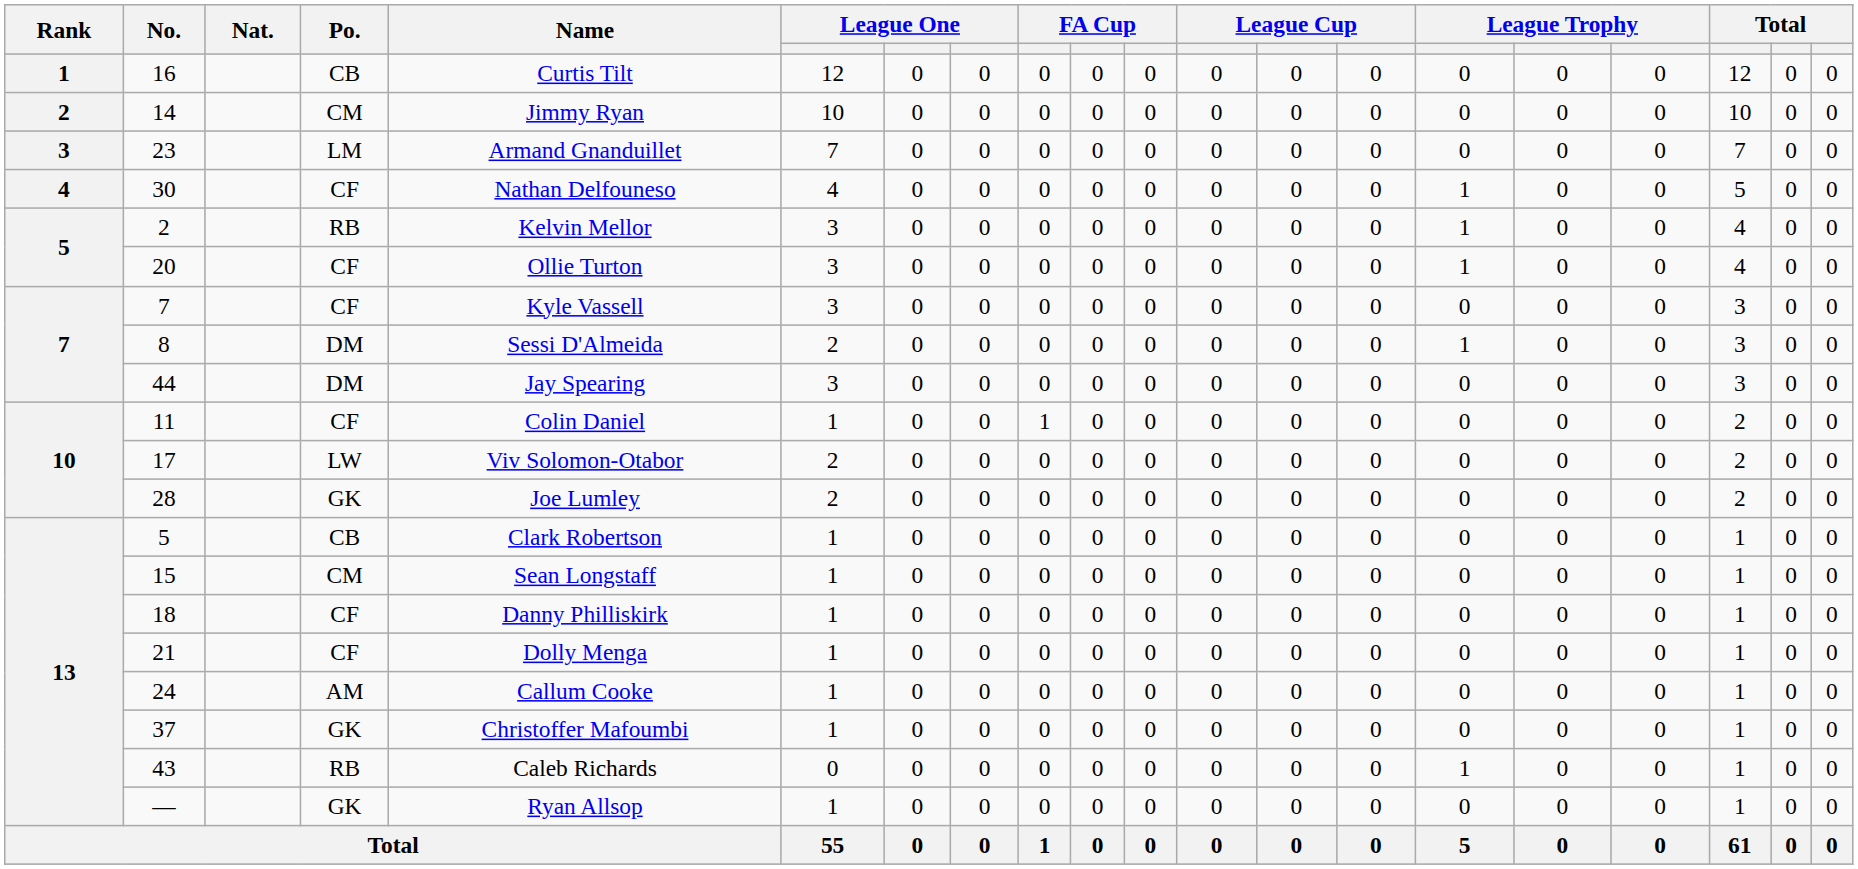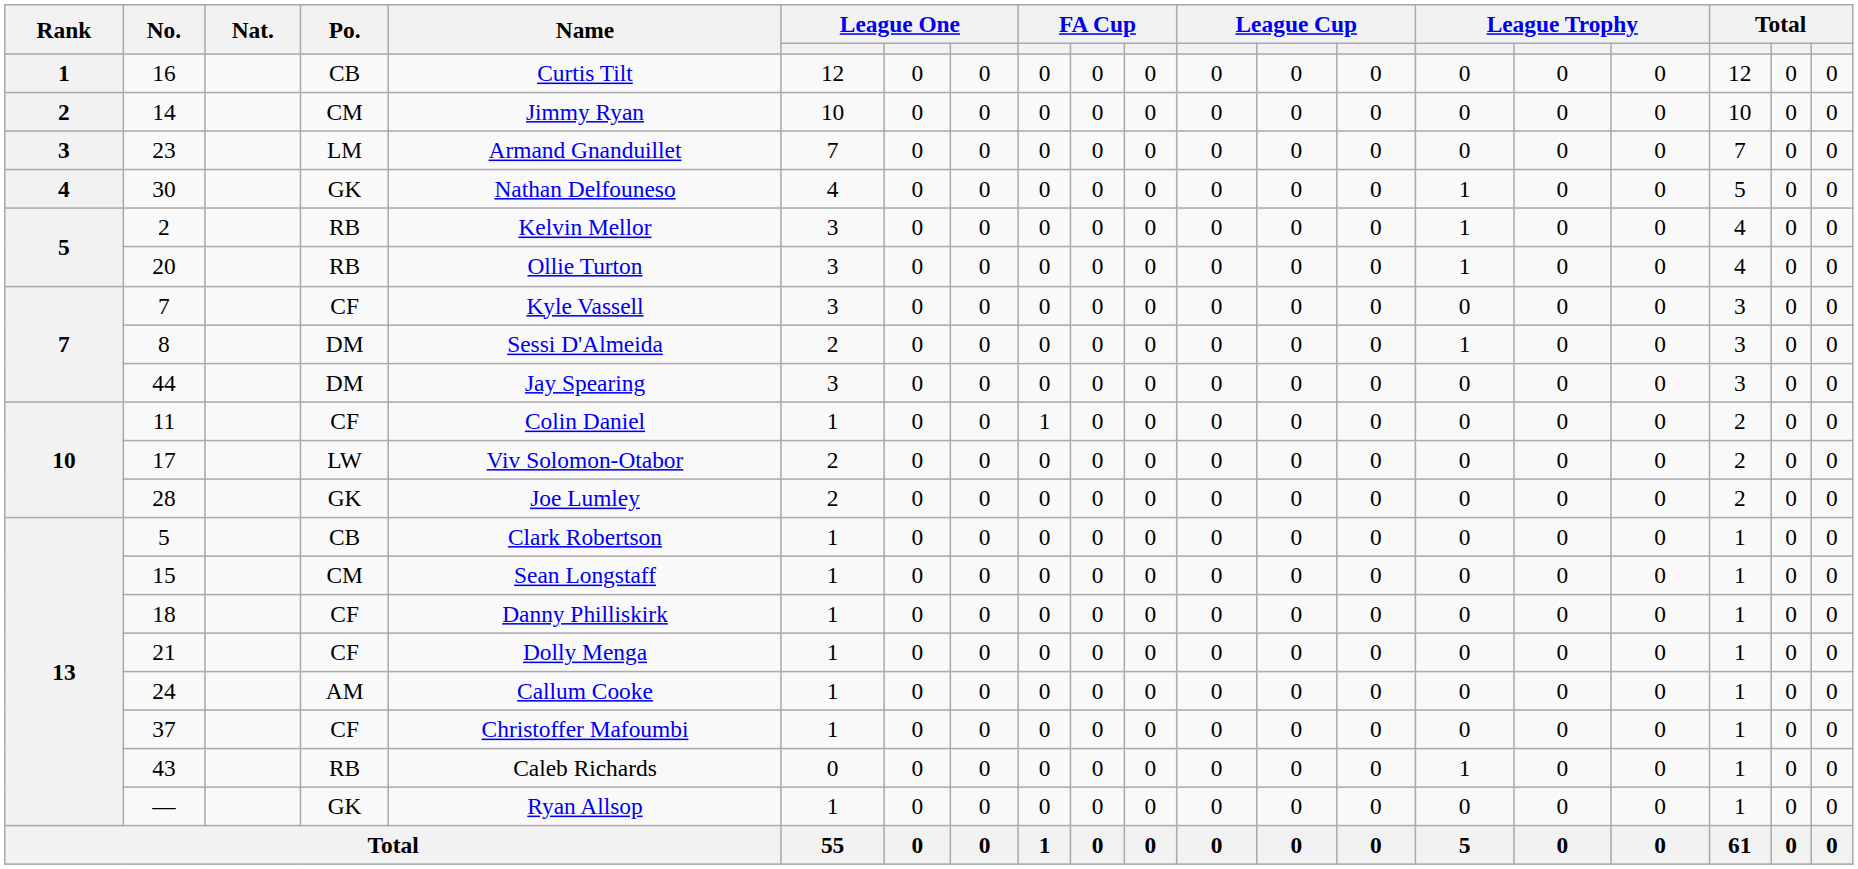(345, 189) CF -> (345, 189) GK
(345, 266) CF -> (345, 266) RB
(345, 729) GK -> (345, 729) CF
